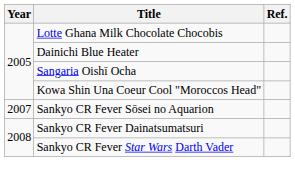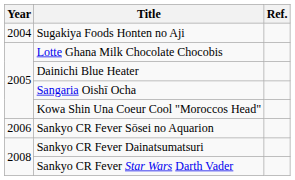+ row: (111, 33)
(19, 109) 2007 -> (19, 128) 2006
